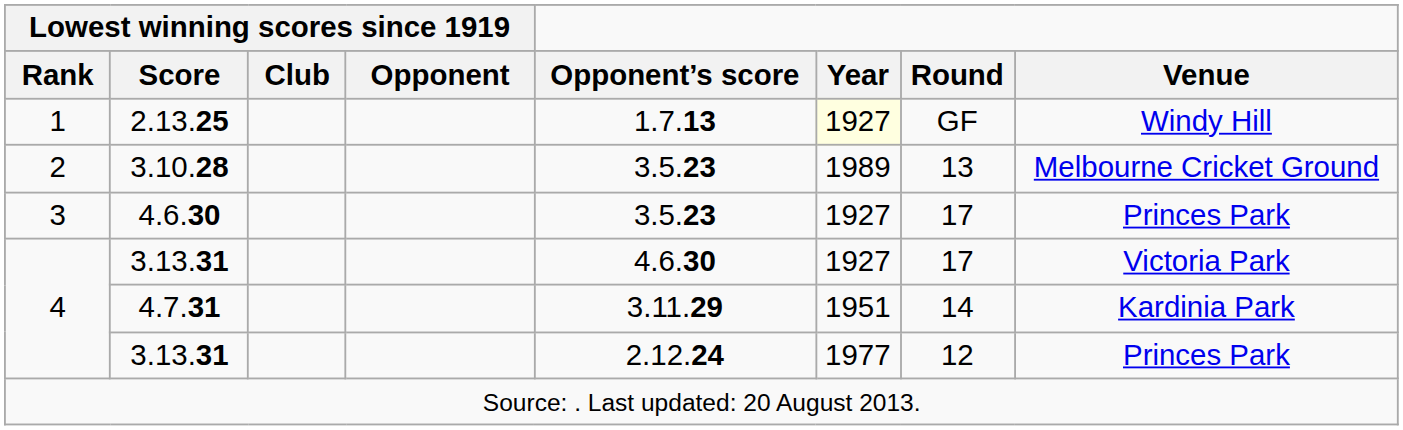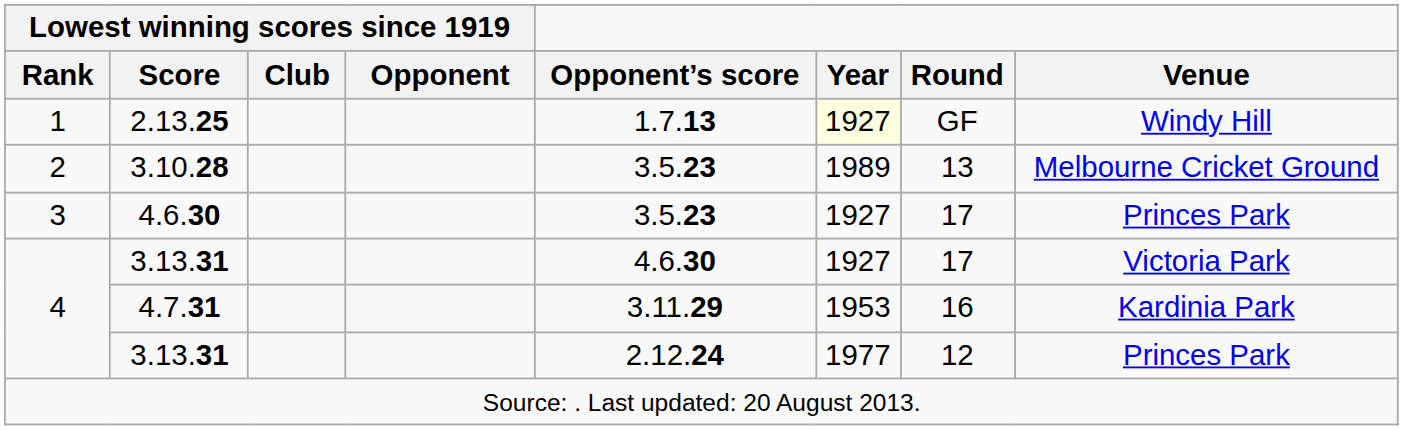(858, 307) 1951 -> (858, 307) 1953
(957, 307) 14 -> (957, 307) 16
